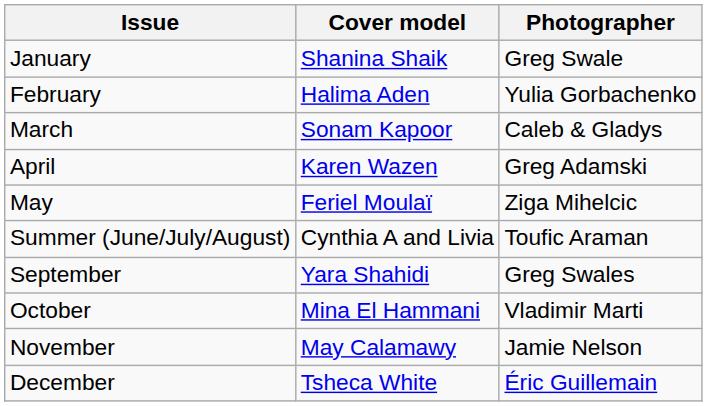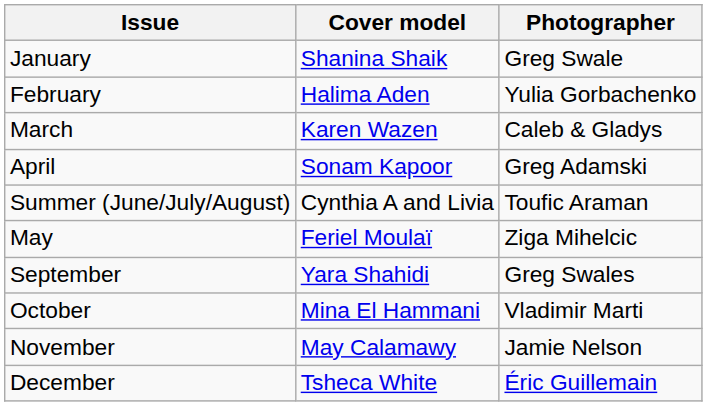(377, 130) Sonam Kapoor -> (369, 130) Karen Wazen
(369, 166) Karen Wazen -> (377, 166) Sonam Kapoor
rows swapped: (31, 202) <-> (150, 238)
